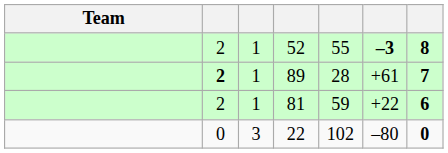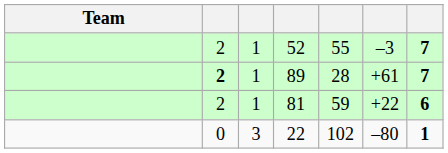(385, 47) bold -> (385, 47) normal
(425, 47) 8 -> (425, 47) 7
(425, 133) 0 -> (425, 133) 1
